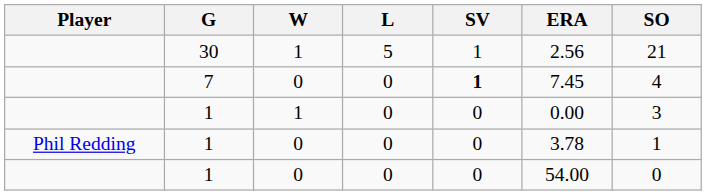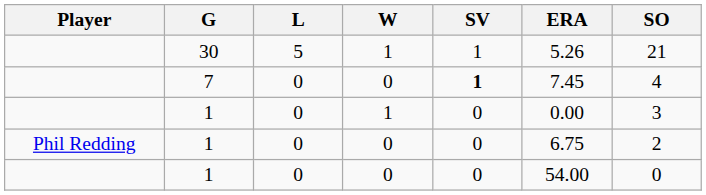columns swapped: (298, 19) <-> (388, 19)
(567, 50) 2.56 -> (567, 50) 5.26
(567, 143) 3.78 -> (567, 143) 6.75
(657, 143) 1 -> (657, 143) 2
